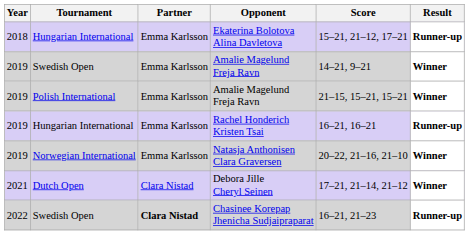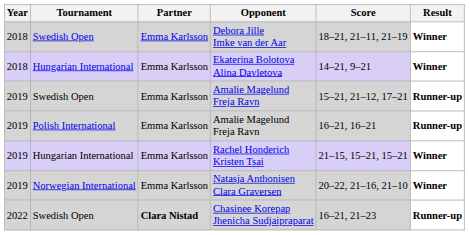+ row: (63, 37)
(363, 37) 15–21, 21–12, 17–21 -> (345, 66) 14–21, 9–21
(437, 37) Runner-up -> (430, 66) Winner
(345, 66) 14–21, 9–21 -> (363, 96) 15–21, 21–12, 17–21
(430, 66) Winner -> (437, 96) Runner-up
(363, 96) 21–15, 15–21, 15–21 -> (347, 126) 16–21, 16–21
(430, 96) Winner -> (437, 126) Runner-up
(347, 126) 16–21, 16–21 -> (363, 156) 21–15, 15–21, 15–21
(437, 126) Runner-up -> (430, 156) Winner
- row: (58, 185)
